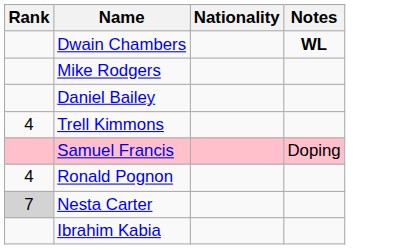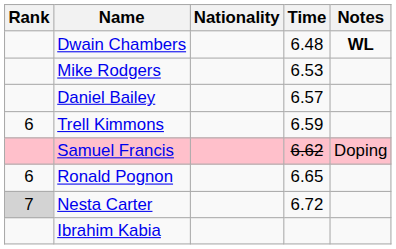+ column: (307, 17)
(29, 124) 4 -> (29, 124) 6
(29, 177) 4 -> (29, 177) 6
